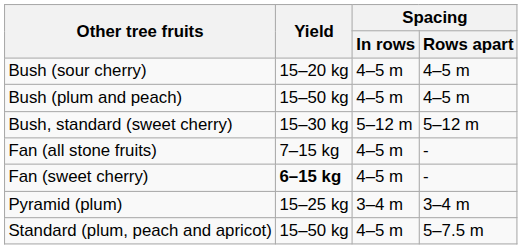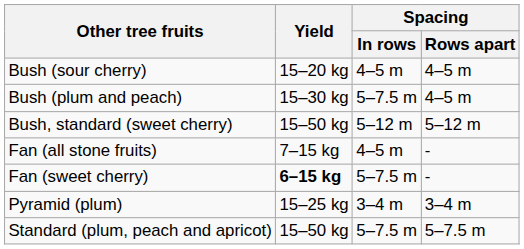(314, 97) 15–50 kg -> (314, 97) 15–30 kg
(380, 97) 4–5 m -> (387, 97) 5–7.5 m
(314, 124) 15–30 kg -> (314, 124) 15–50 kg
(380, 177) 4–5 m -> (387, 177) 5–7.5 m
(380, 230) 4–5 m -> (387, 230) 5–7.5 m
